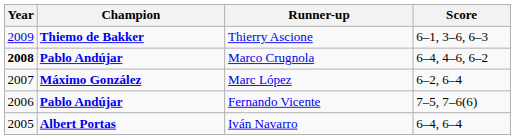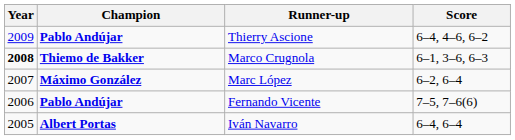(92, 37) Thiemo de Bakker -> (81, 37) Pablo Andújar
(452, 37) 6–1, 3–6, 6–3 -> (452, 37) 6–4, 4–6, 6–2
(81, 58) Pablo Andújar -> (92, 58) Thiemo de Bakker
(452, 58) 6–4, 4–6, 6–2 -> (452, 58) 6–1, 3–6, 6–3
